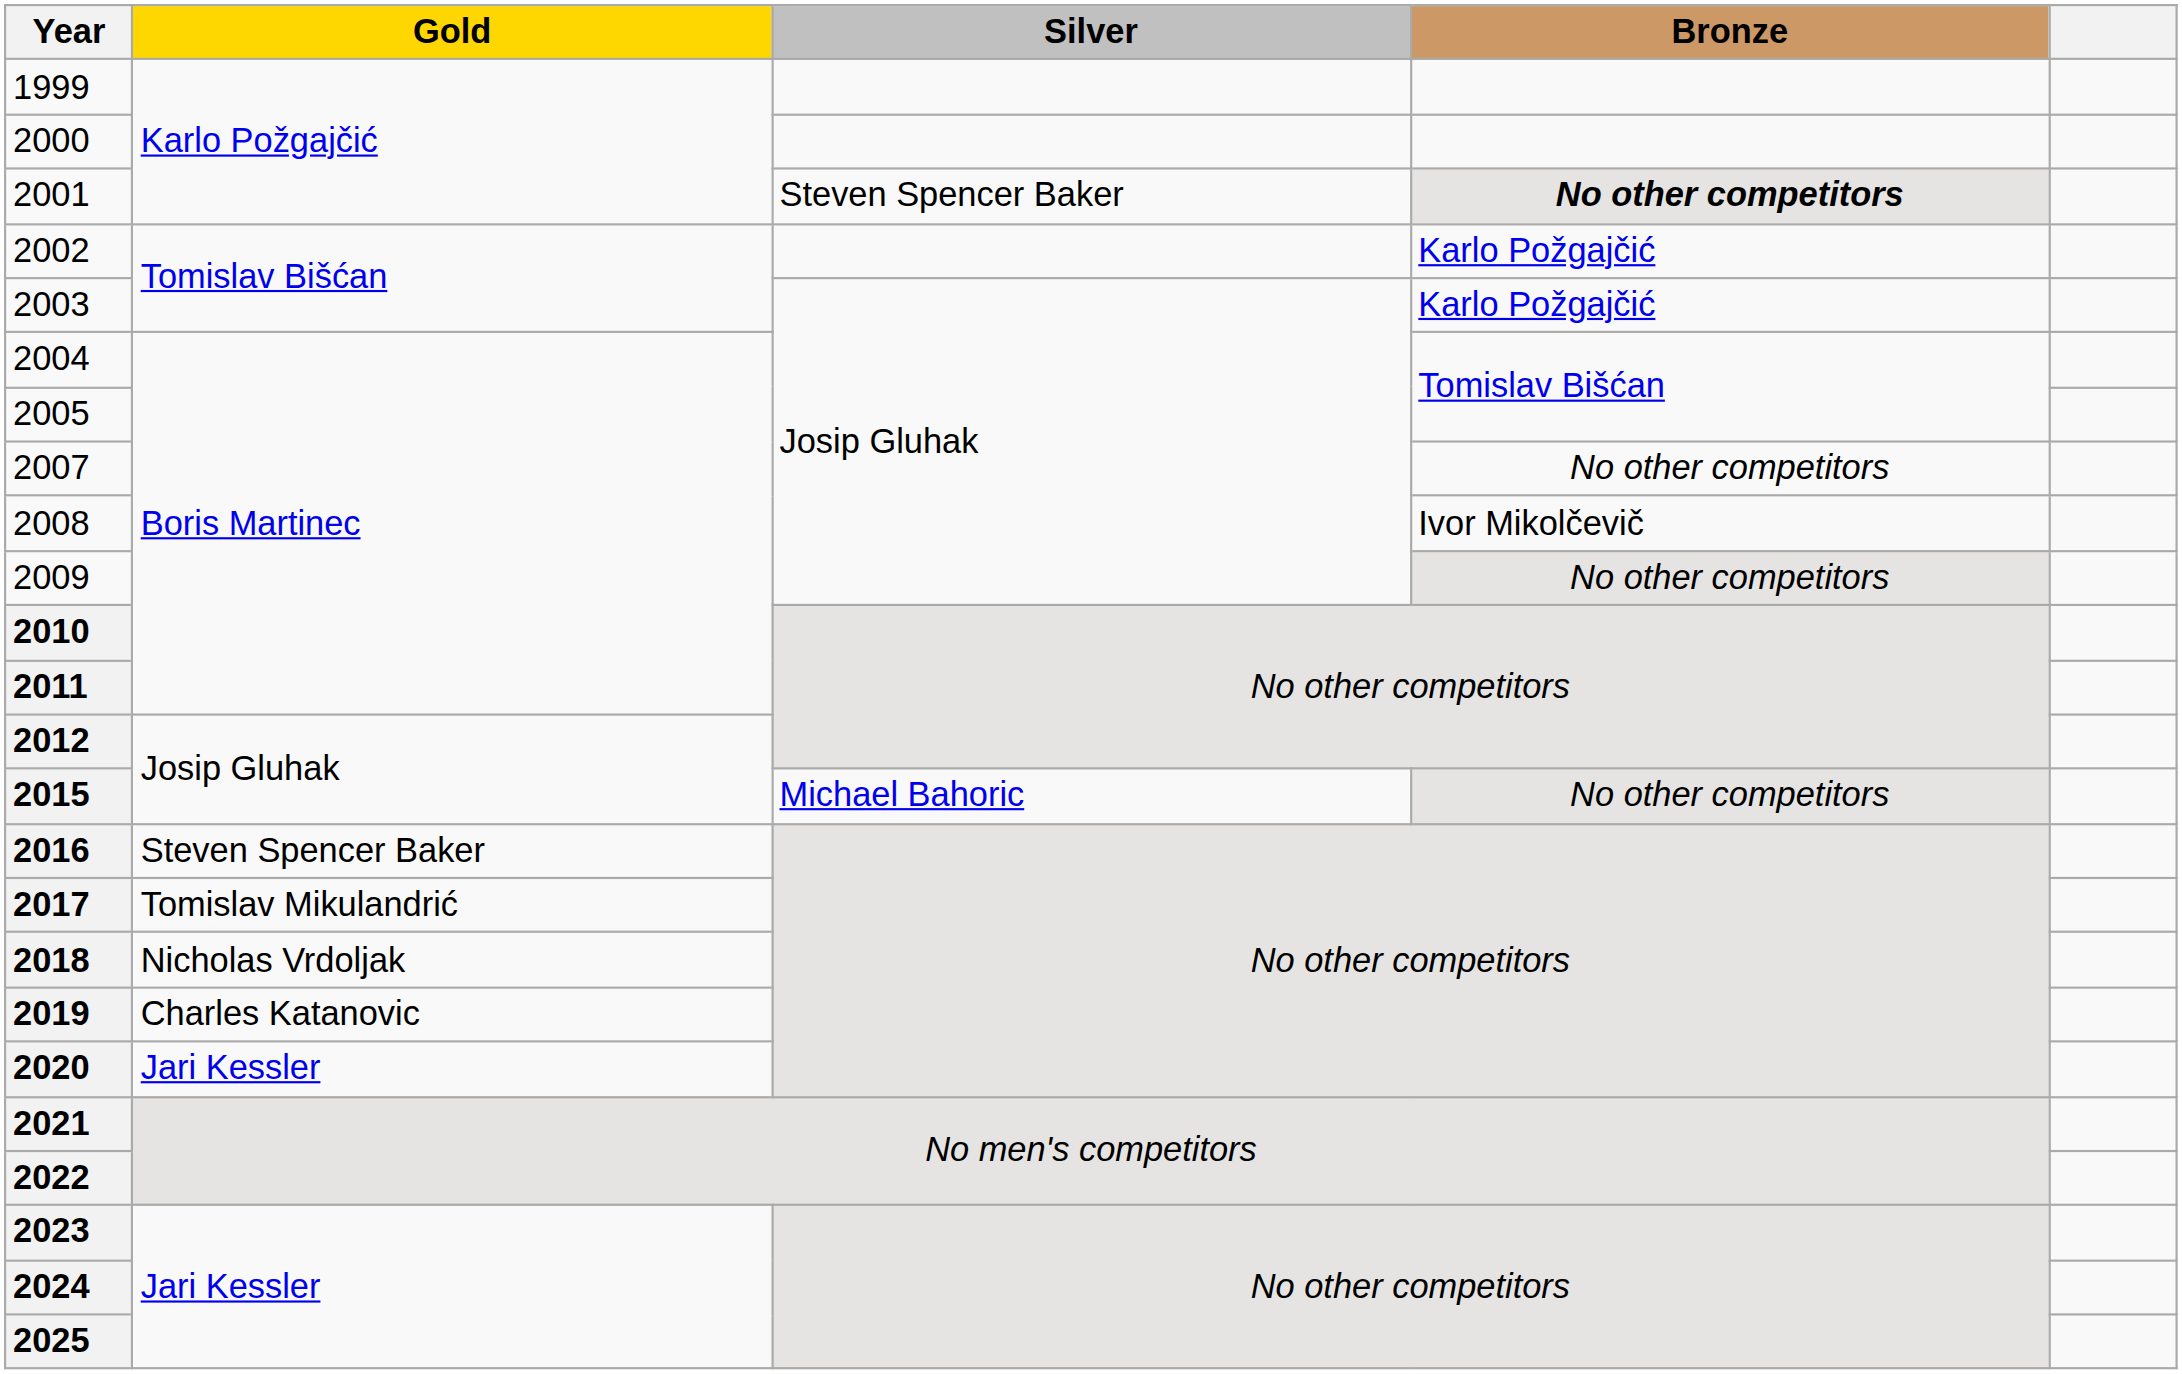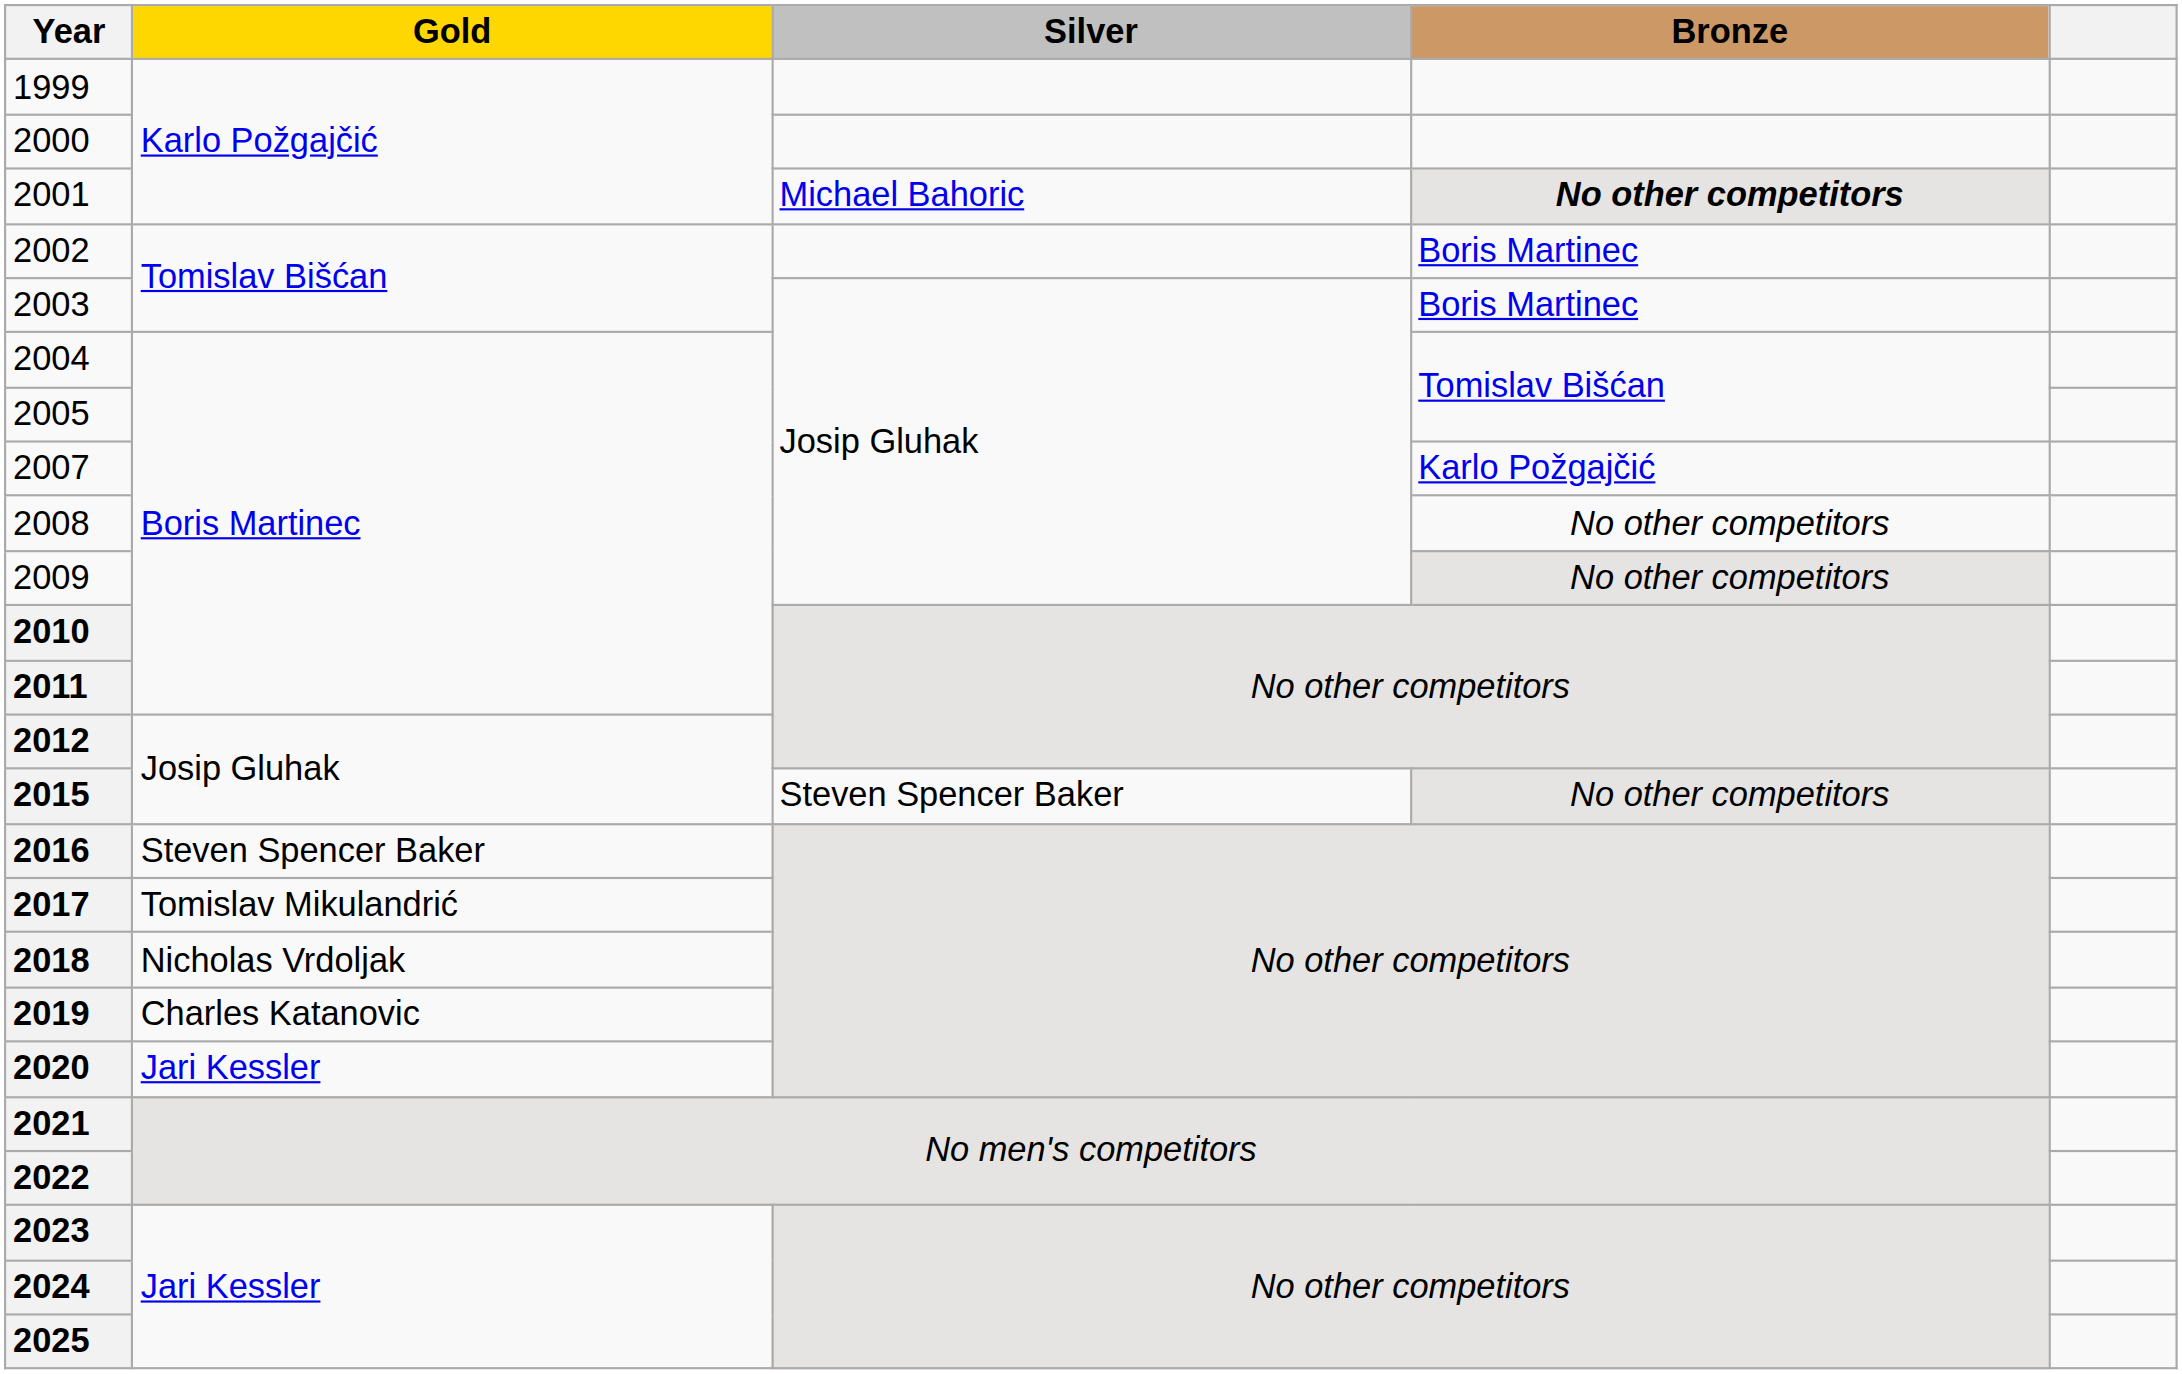(952, 195) Steven Spencer Baker -> (902, 195) Michael Bahoric
(1537, 250) Karlo Požgajčić -> (1528, 250) Boris Martinec
(1537, 304) Karlo Požgajčić -> (1528, 304) Boris Martinec
(1730, 468) No other competitors -> (1537, 468) Karlo Požgajčić
(1531, 522) Ivor Mikolčevič -> (1730, 522) No other competitors
(902, 795) Michael Bahoric -> (952, 795) Steven Spencer Baker
